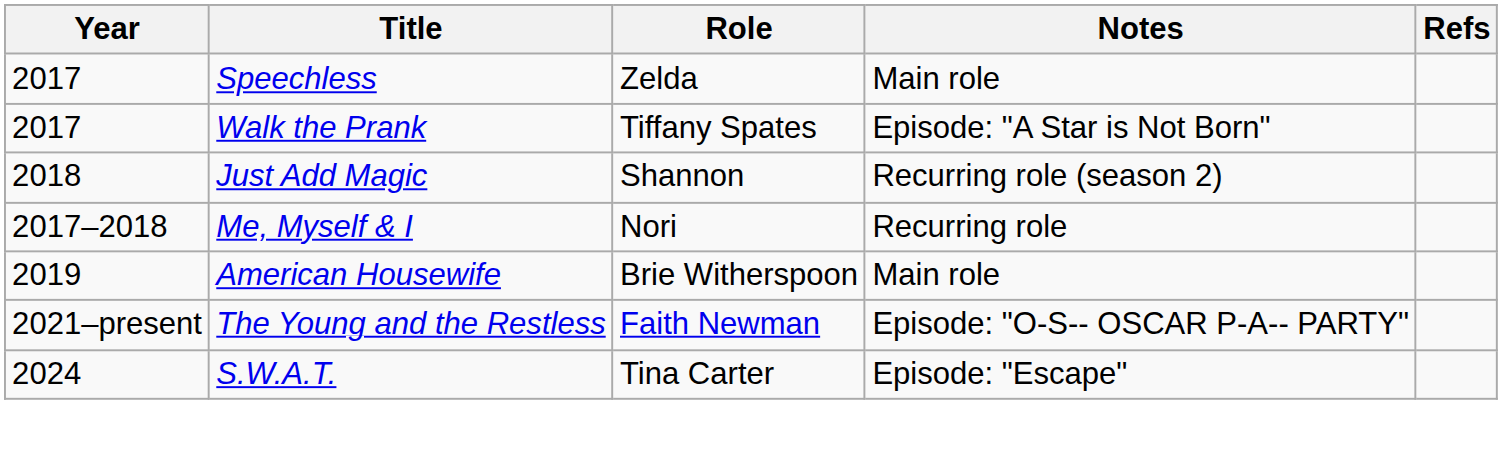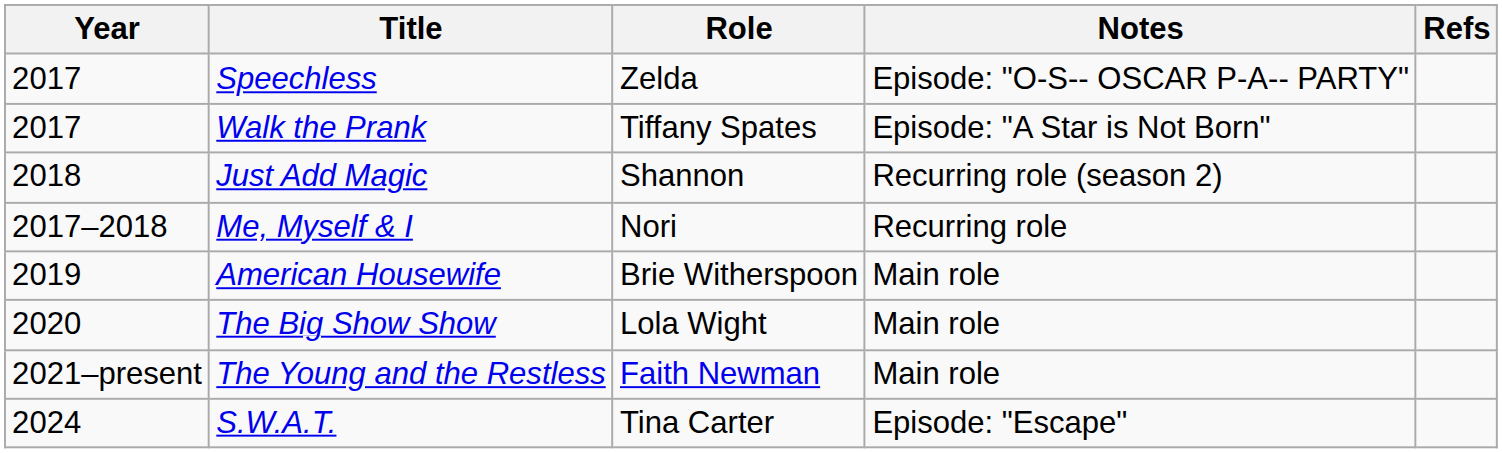(936, 78) Main role -> (1141, 78) Episode: "O-S-- OSCAR P-A-- PARTY"
+ row: (356, 324)
(1141, 324) Episode: "O-S-- OSCAR P-A-- PARTY" -> (936, 373) Main role
